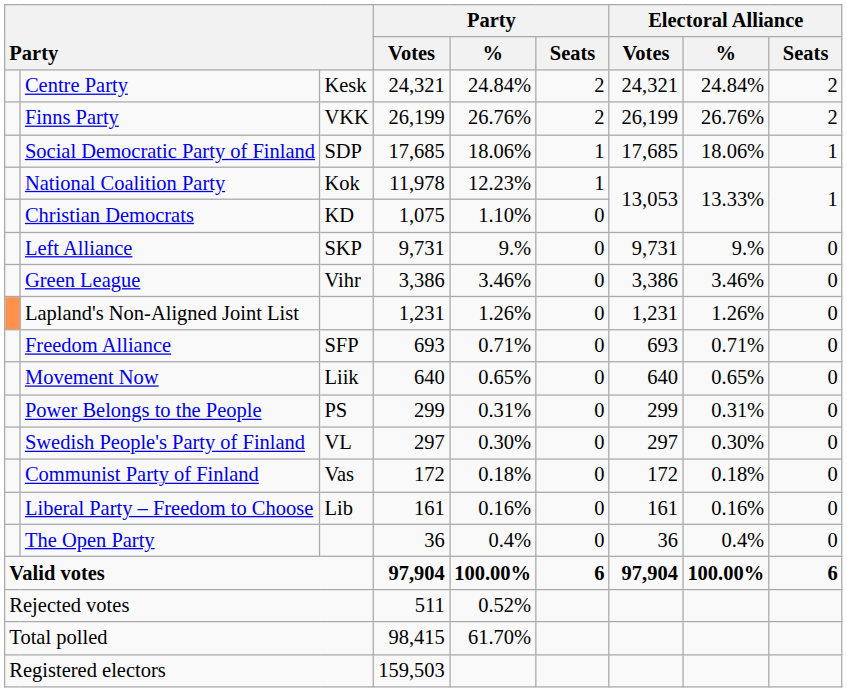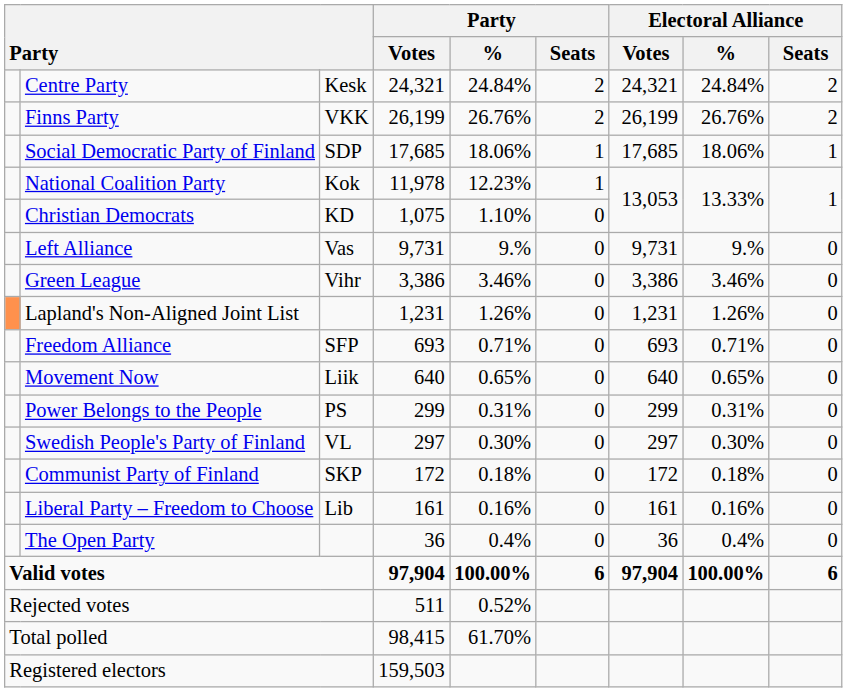(343, 248) SKP -> (339, 248) Vas
(339, 475) Vas -> (343, 475) SKP
